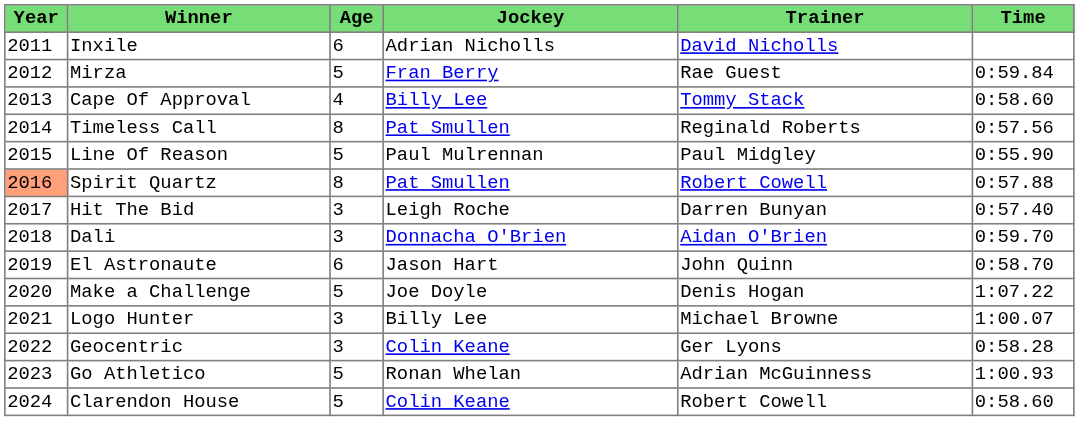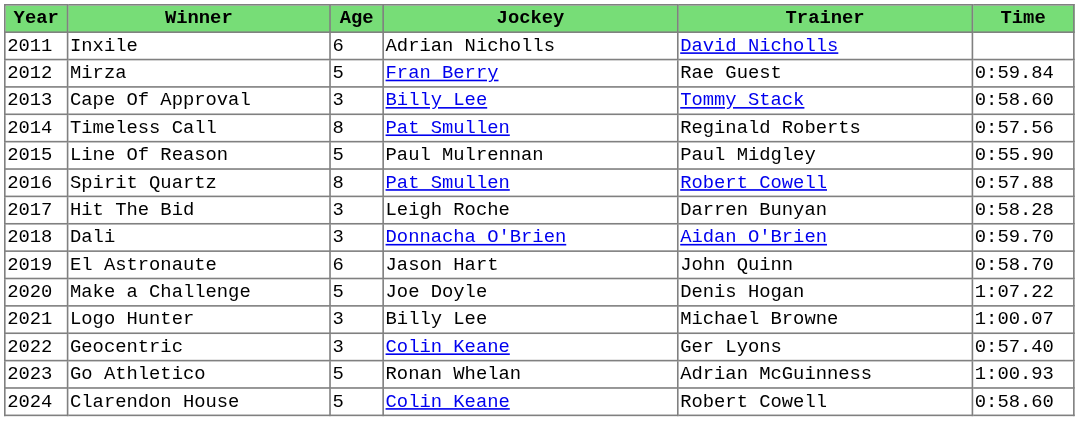(338, 101) 4 -> (338, 101) 3
(30, 183) lightsalmon background -> (30, 183) no background
(1014, 210) 0:57.40 -> (1014, 210) 0:58.28
(1014, 347) 0:58.28 -> (1014, 347) 0:57.40
